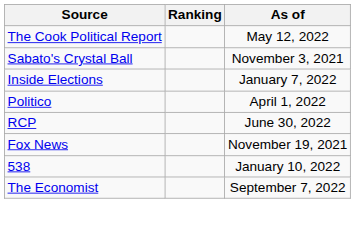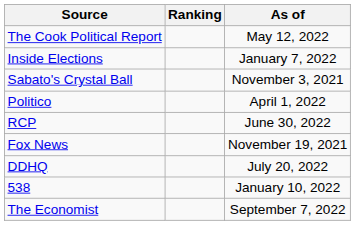rows swapped: (55, 79) <-> (70, 58)
+ row: (28, 166)
